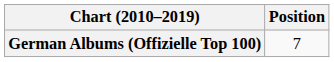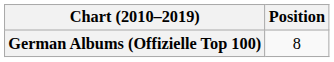(297, 43) 7 -> (297, 43) 8
